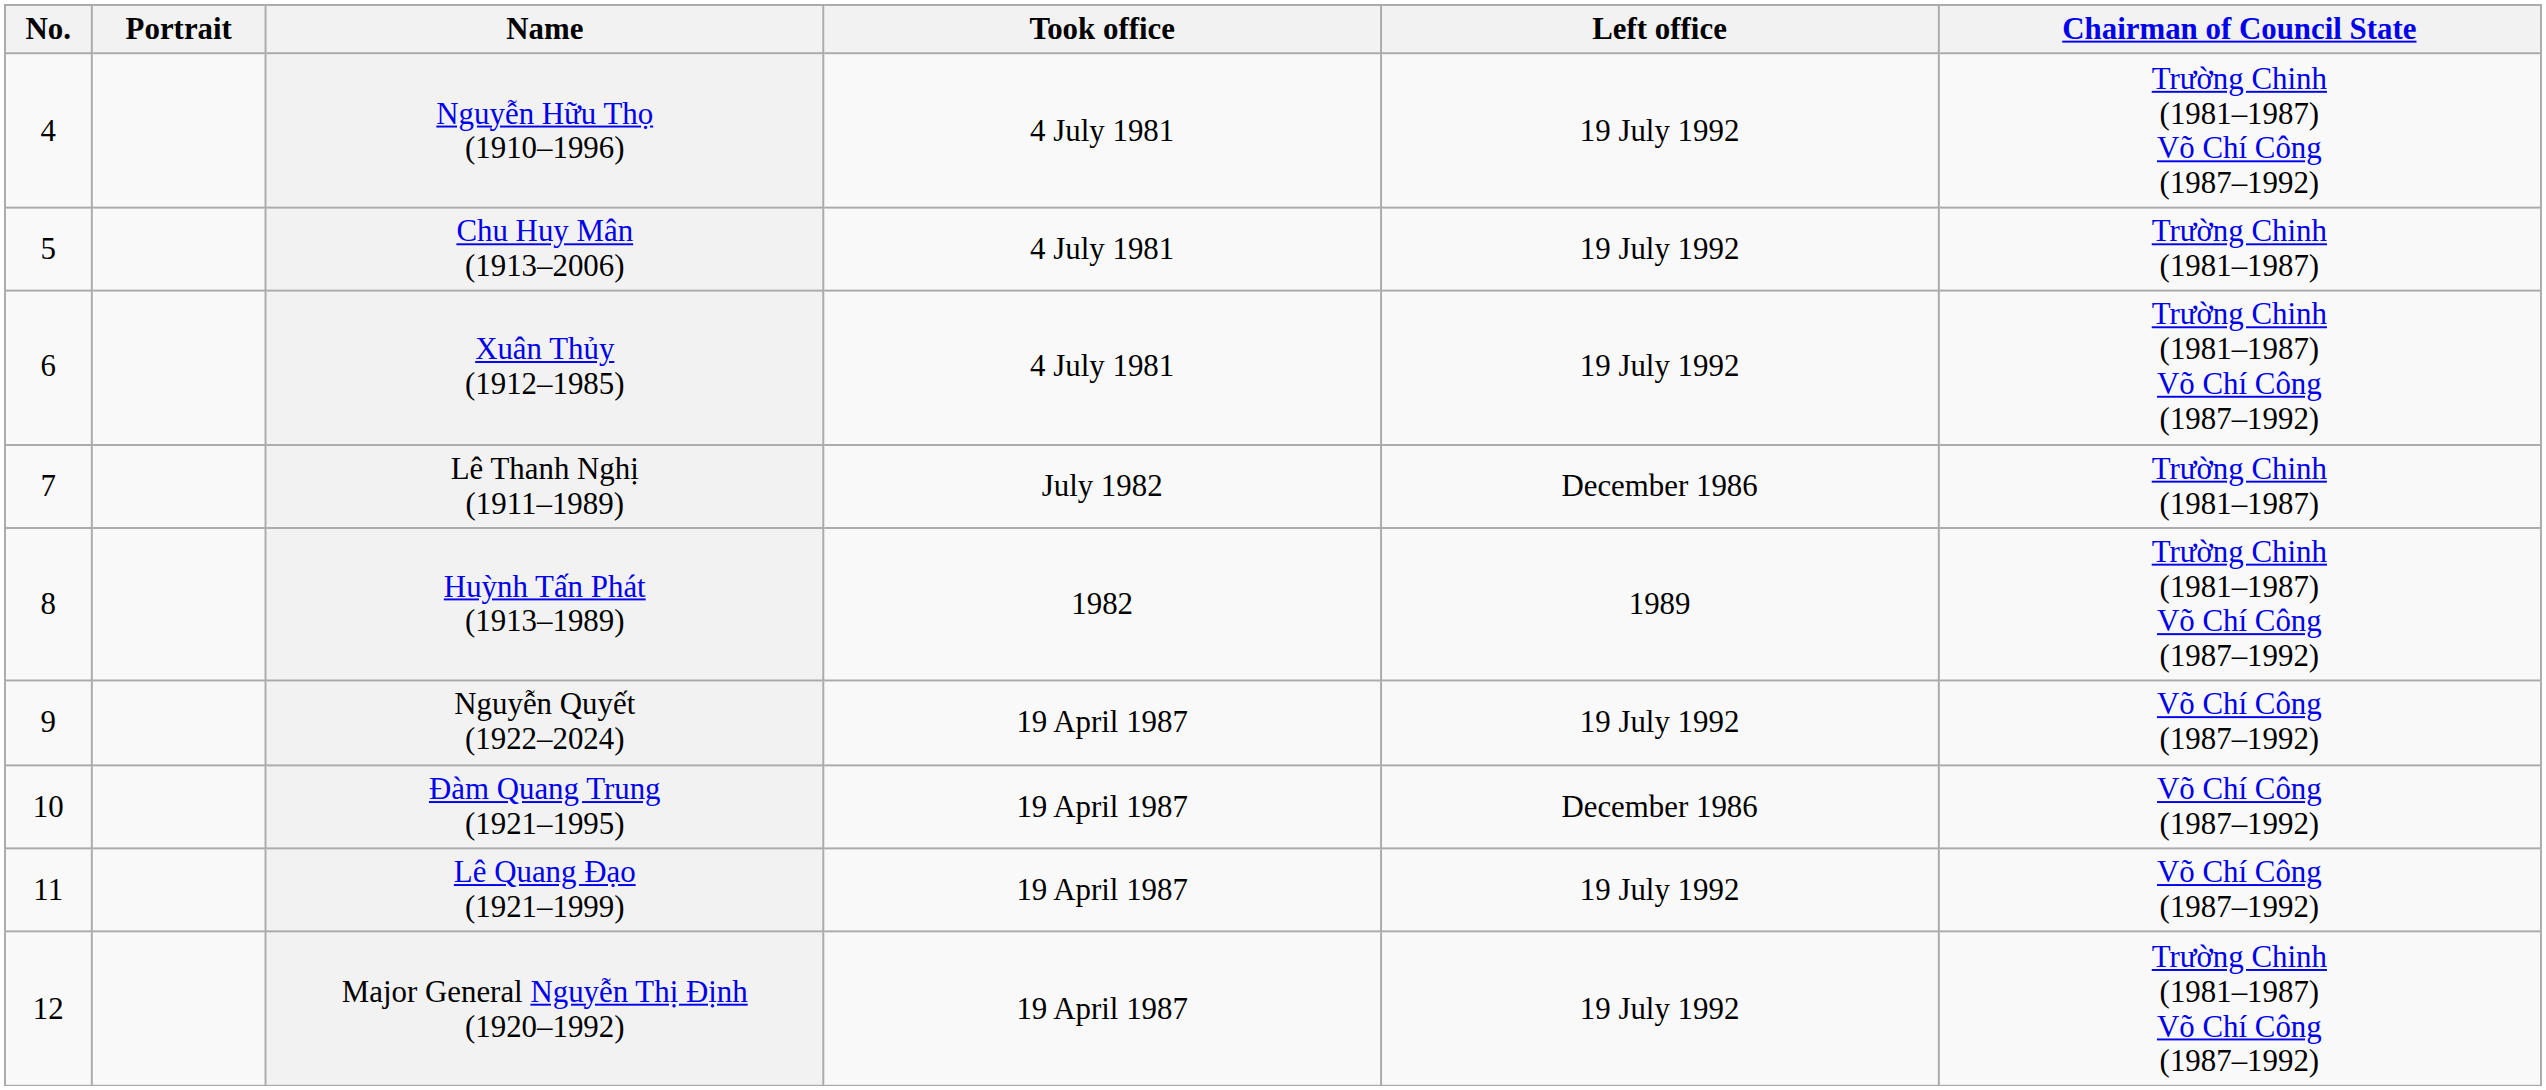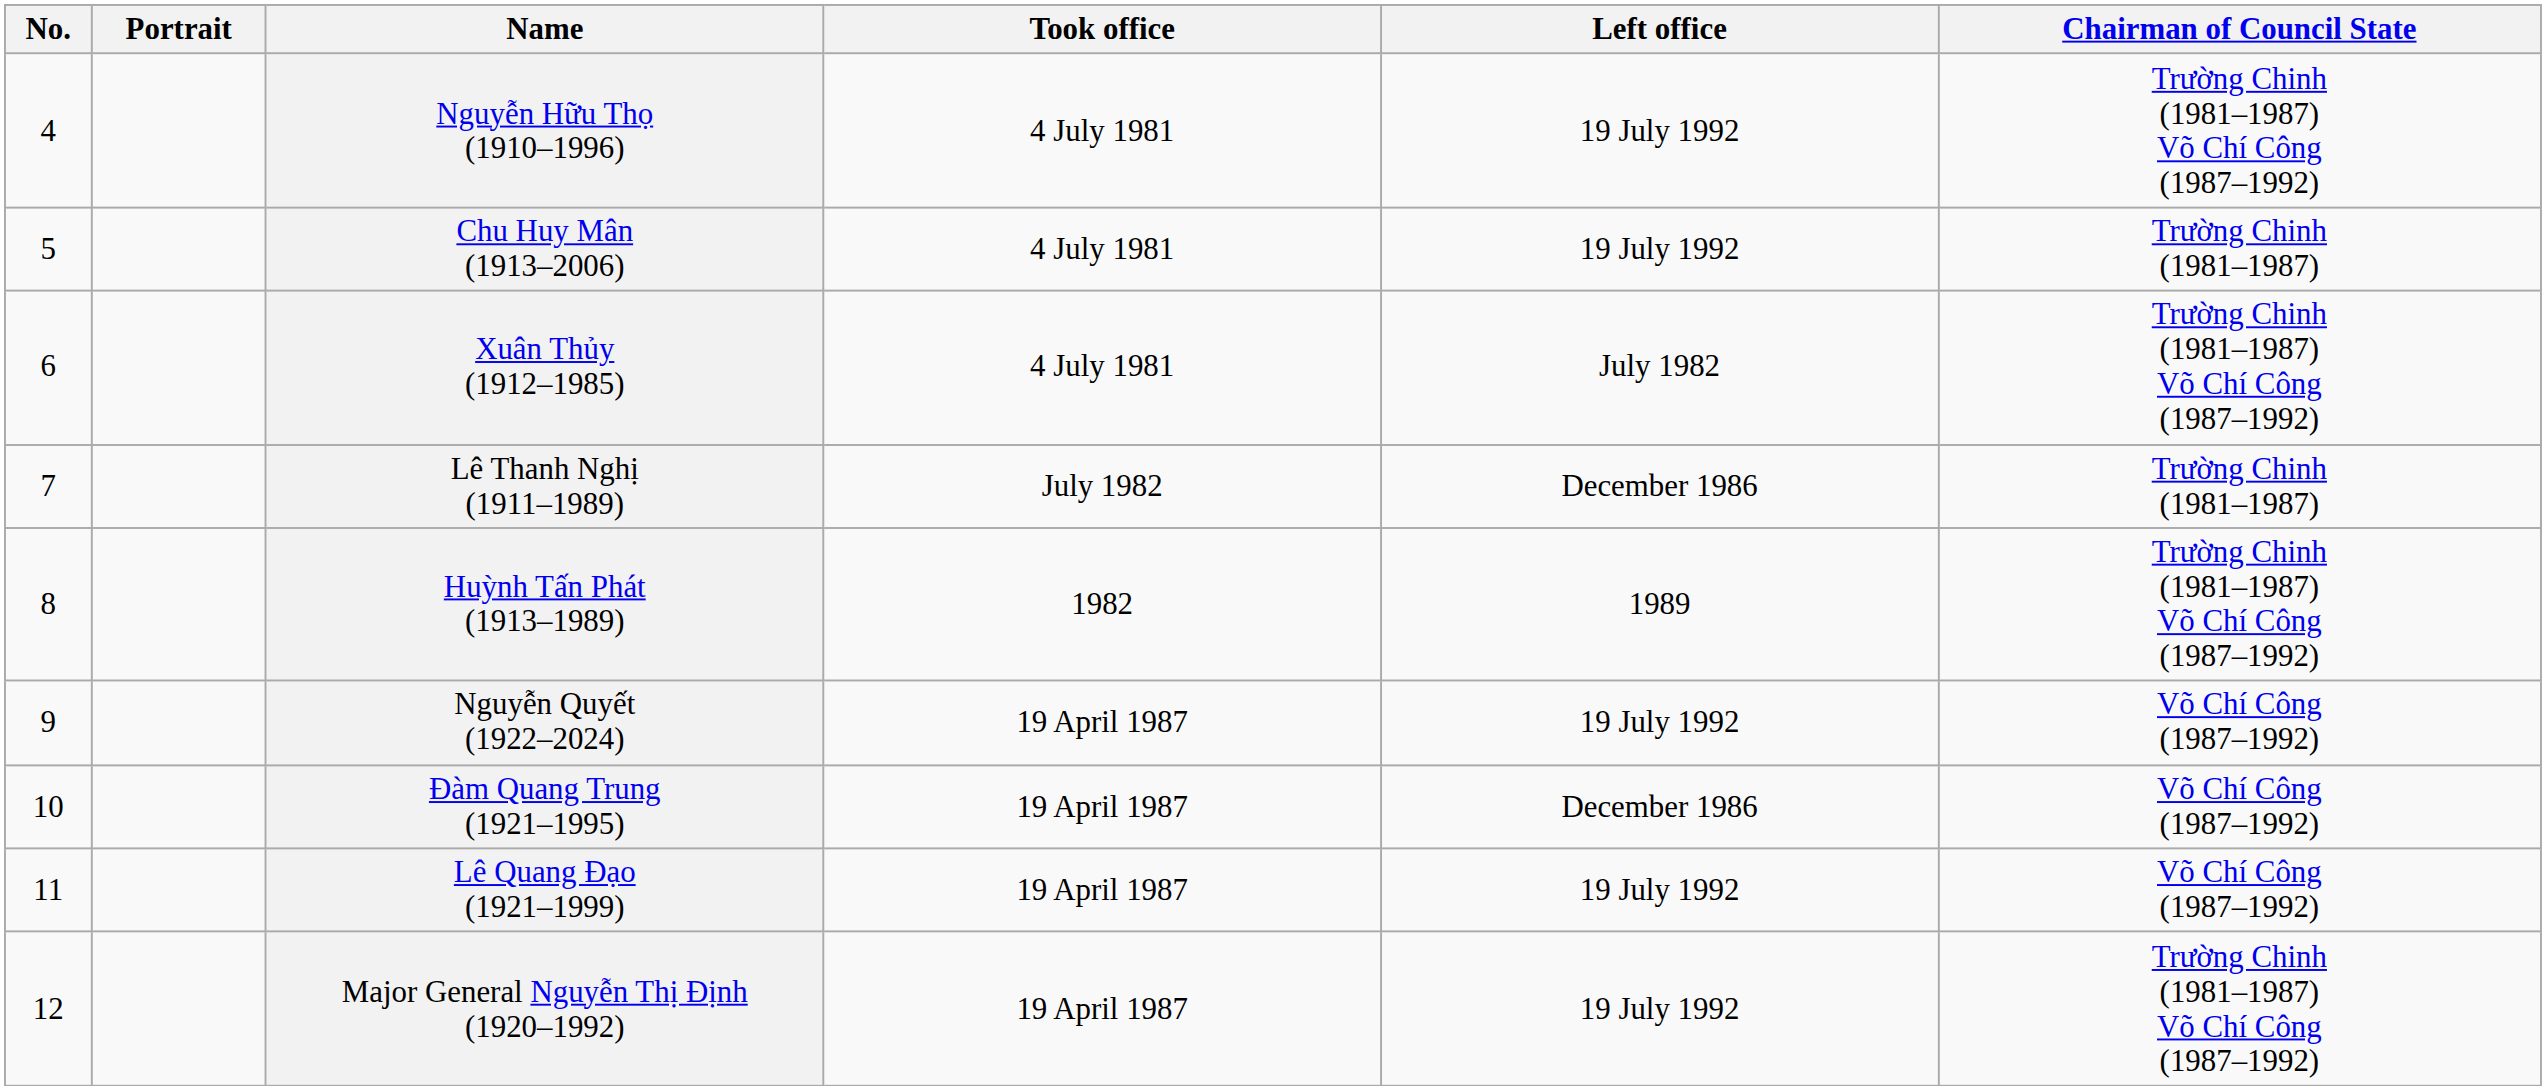(1660, 366) 19 July 1992 -> (1660, 366) July 1982
